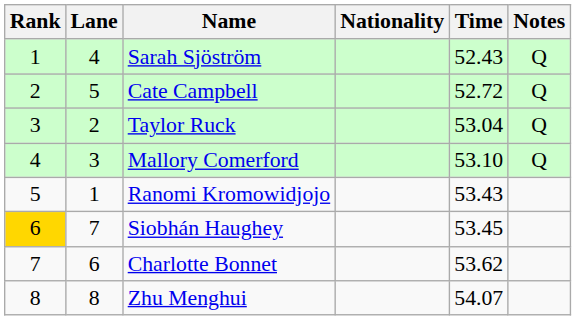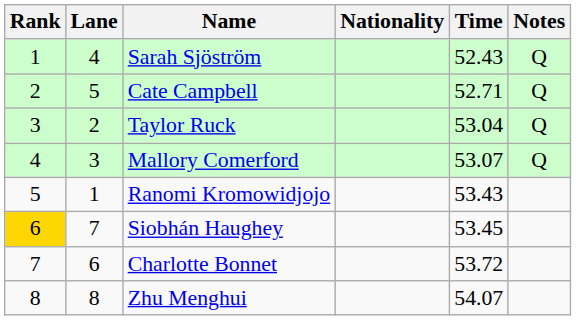(479, 90) 52.72 -> (479, 90) 52.71
(479, 159) 53.10 -> (479, 159) 53.07
(479, 263) 53.62 -> (479, 263) 53.72
